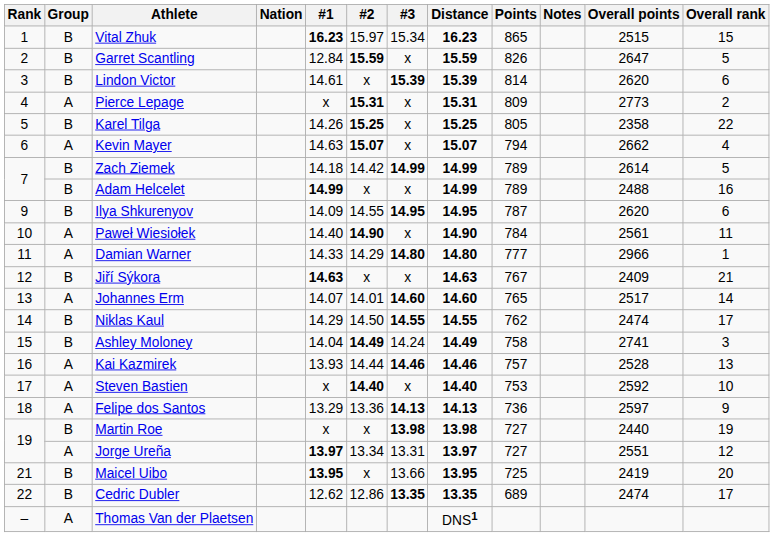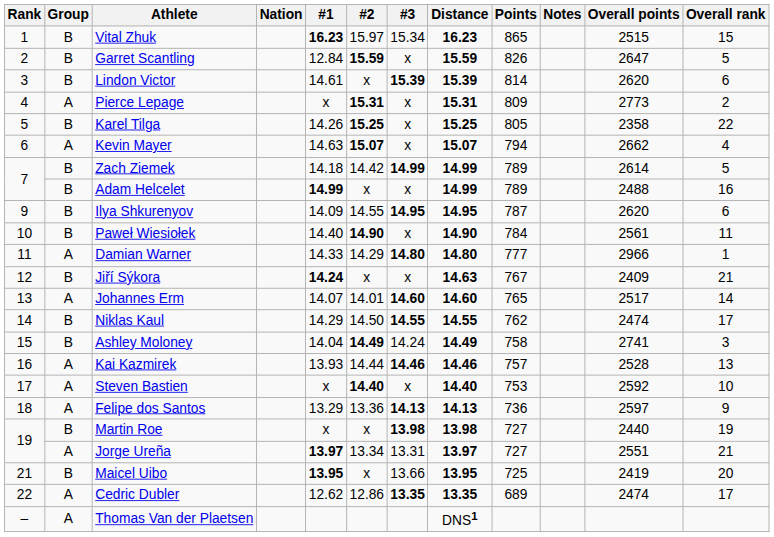(68, 233) A -> (68, 233) B
(326, 277) 14.63 -> (326, 277) 14.24
(726, 451) 12 -> (726, 451) 21
(68, 495) B -> (68, 495) A
